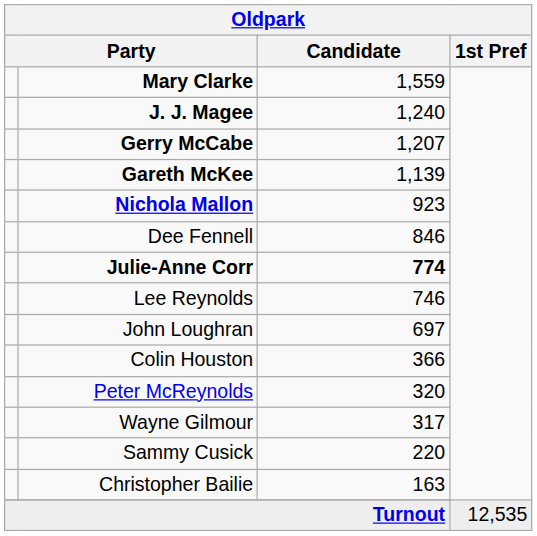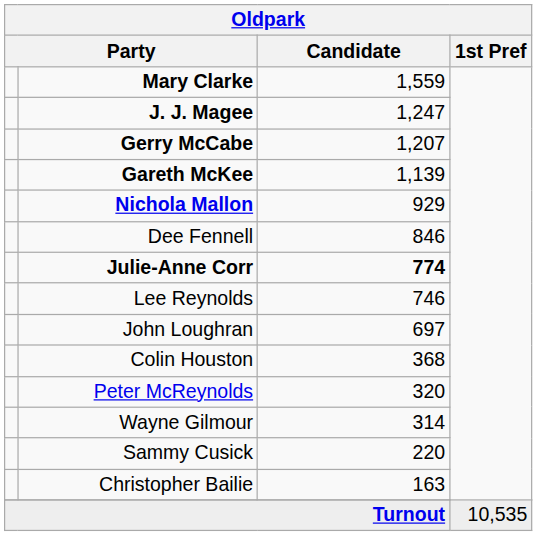(421, 112) 1,240 -> (421, 112) 1,247
(429, 205) 923 -> (429, 205) 929
(429, 360) 366 -> (429, 360) 368
(429, 422) 317 -> (429, 422) 314
(497, 515) 12,535 -> (497, 515) 10,535
